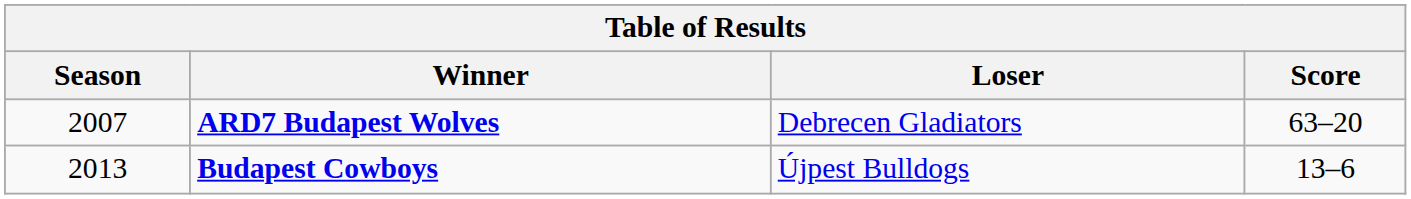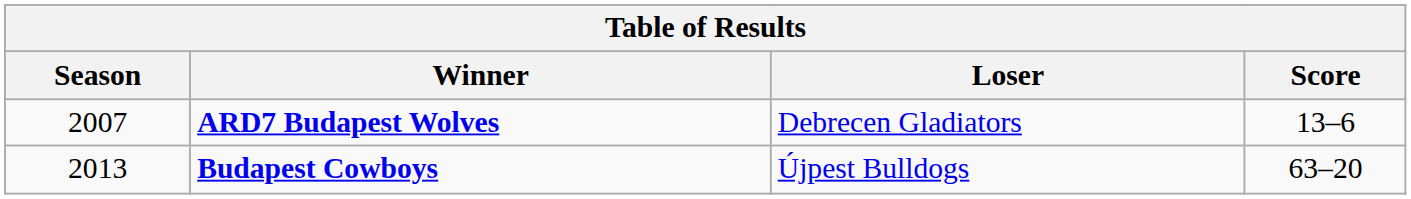(1325, 121) 63–20 -> (1325, 121) 13–6
(1325, 168) 13–6 -> (1325, 168) 63–20
